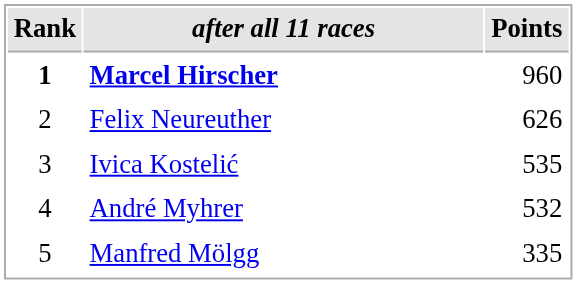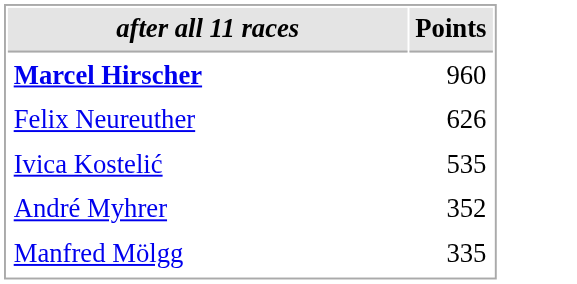- column: (45, 28)
(542, 209) 532 -> (466, 209) 352
